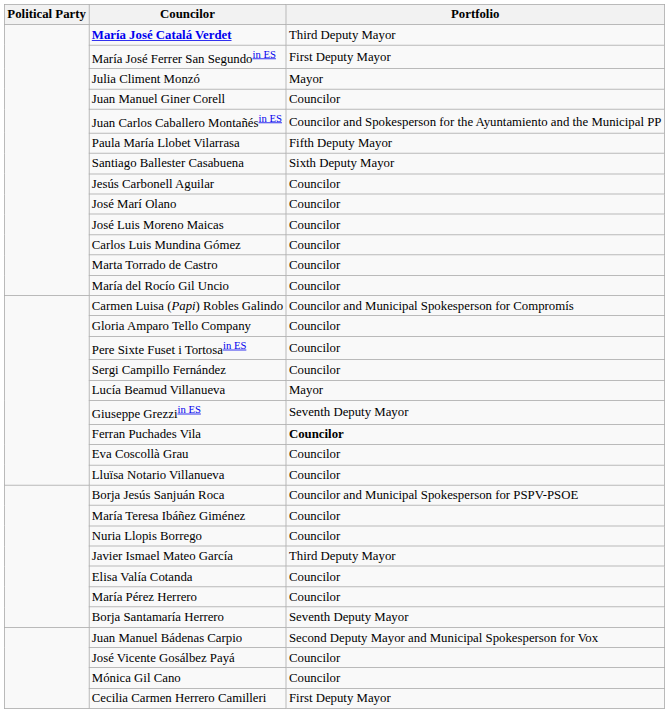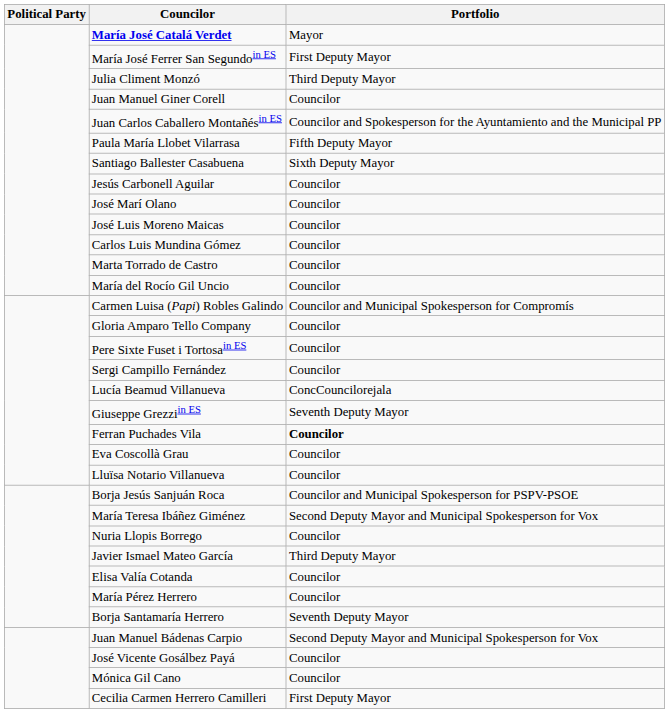(342, 34) Third Deputy Mayor -> (306, 34) Mayor
(306, 79) Mayor -> (342, 79) Third Deputy Mayor
(306, 390) Mayor -> (340, 390) ConcCouncilorejala
(315, 515) Councilor -> (444, 515) Second Deputy Mayor and Municipal Spokesperson for Vox
